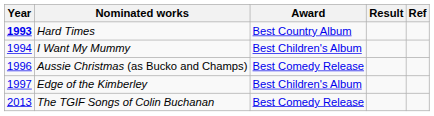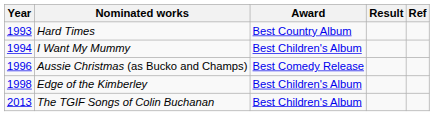(19, 31) bold -> (19, 31) normal
(19, 84) 1997 -> (19, 84) 1998
(308, 102) Best Comedy Release -> (307, 102) Best Children's Album
